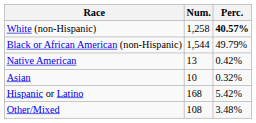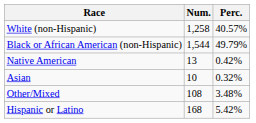(232, 28) bold -> (231, 28) normal
rows swapped: (33, 110) <-> (45, 93)
